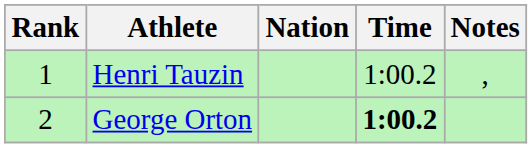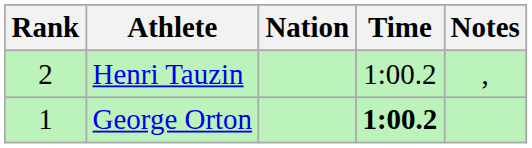(45, 73) 1 -> (45, 73) 2
(45, 119) 2 -> (45, 119) 1
